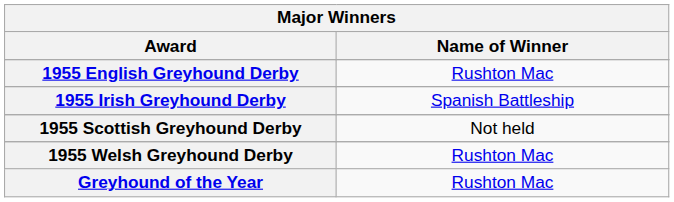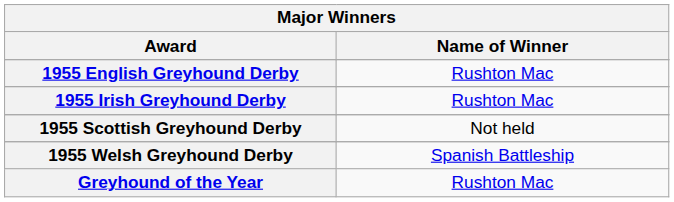(502, 100) Spanish Battleship -> (502, 100) Rushton Mac
(502, 155) Rushton Mac -> (502, 155) Spanish Battleship
